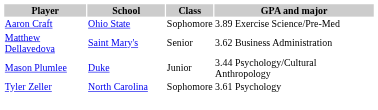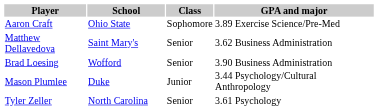+ row: (32, 62)
(190, 87) Sophomore -> (180, 101) Senior
